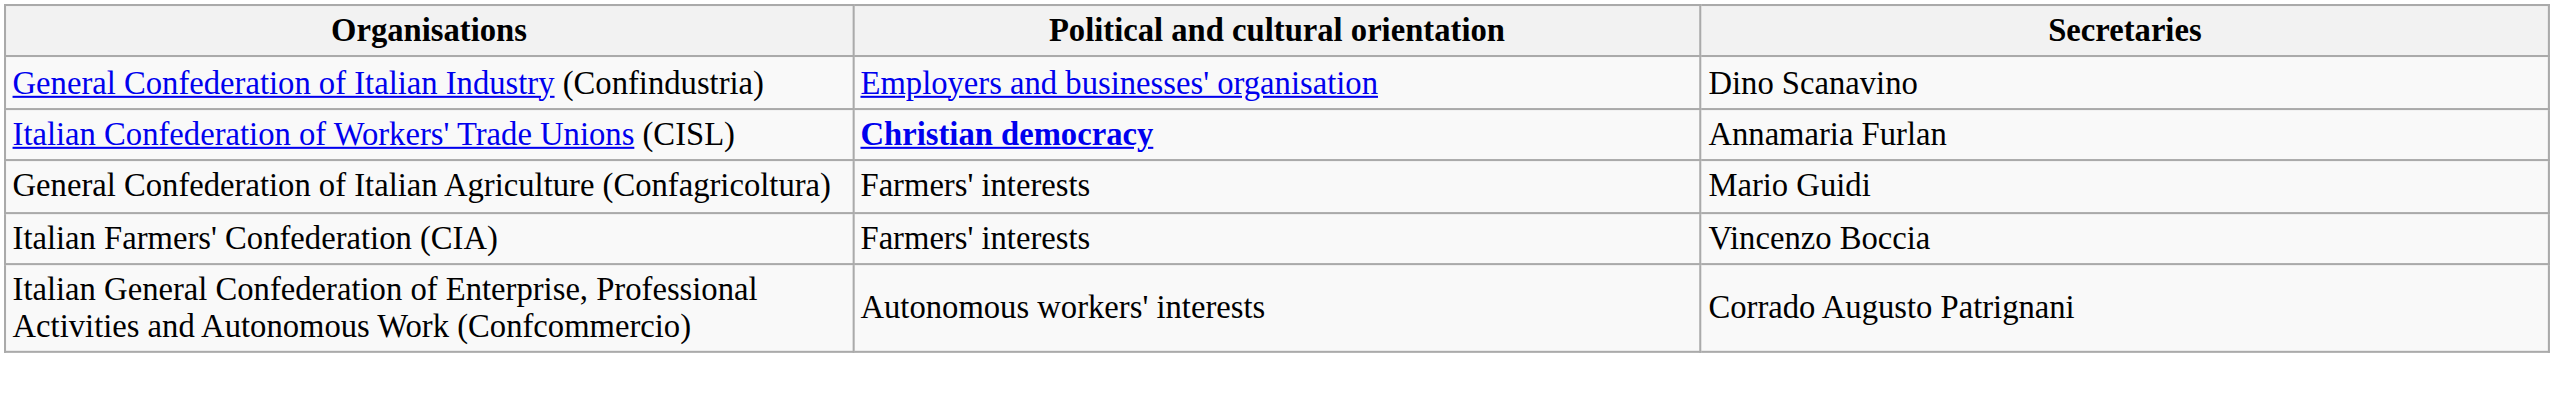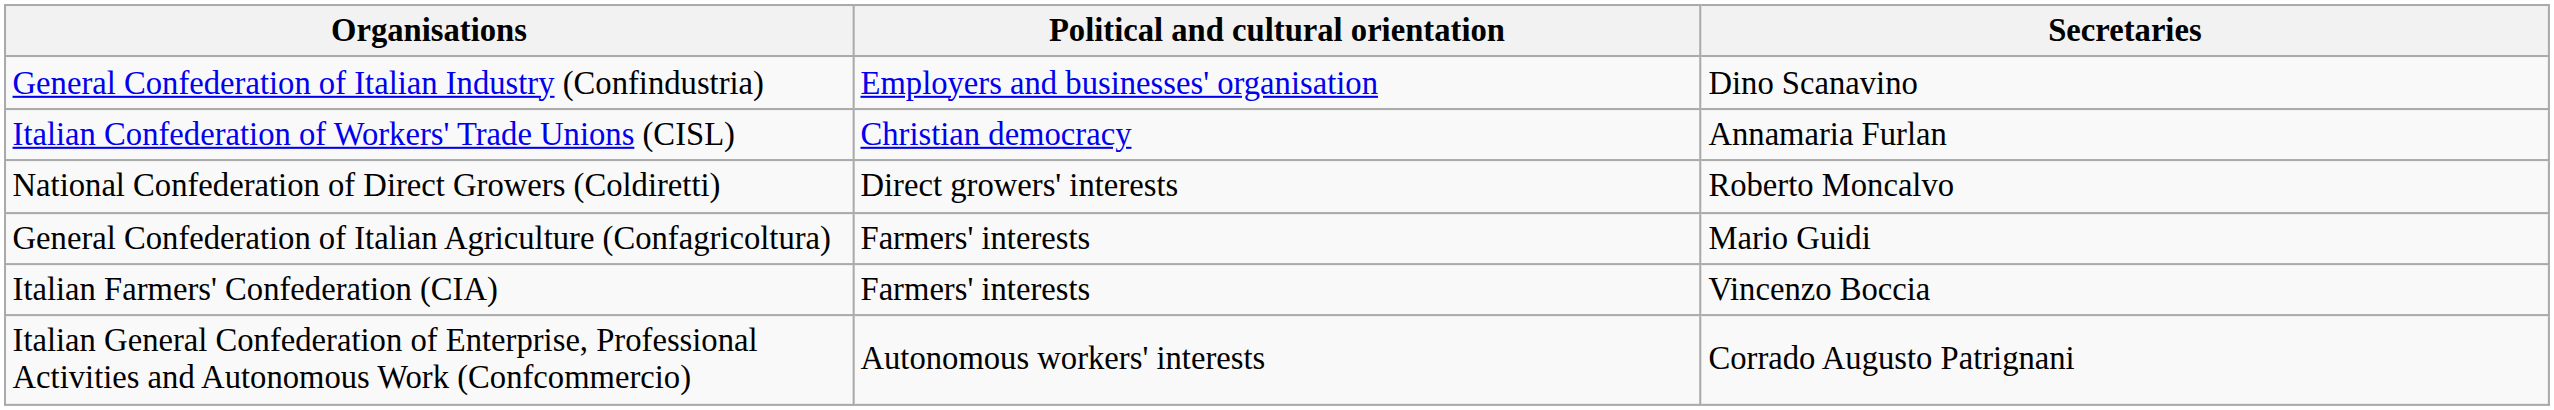(1007, 133) bold -> (996, 133) normal
+ row: (366, 185)
